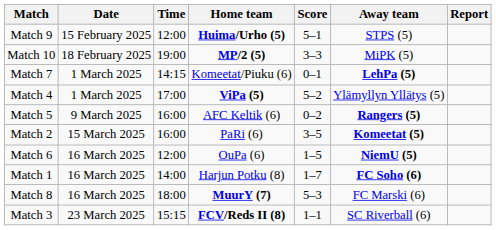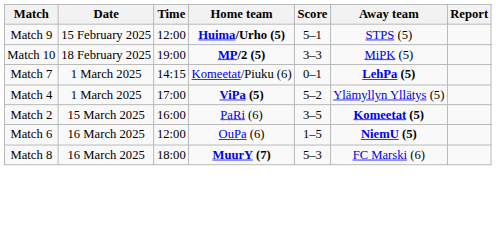- row: (31, 114)
- row: (31, 174)
- row: (31, 214)
